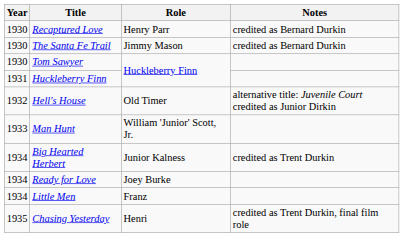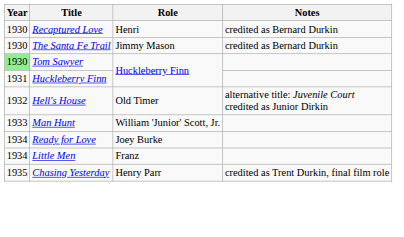(147, 29) Henry Parr -> (127, 29) Henri
(17, 62) no background -> (17, 62) lightgreen background
- row: (58, 157)
(135, 218) Henri -> (138, 172) Henry Parr
